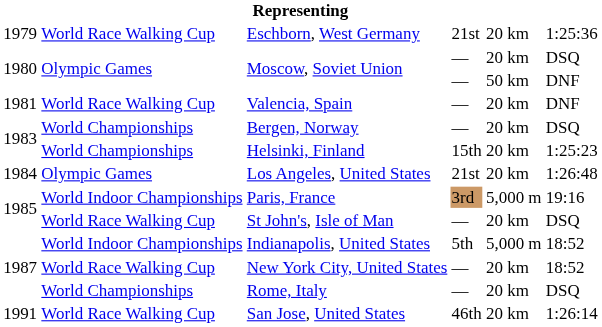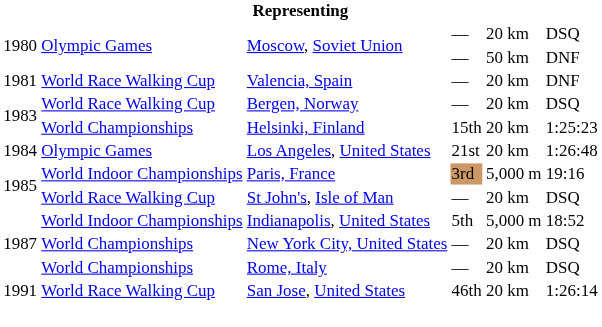- row: (20, 34)
(117, 127) World Championships -> (128, 103) World Race Walking Cup
(128, 267) World Race Walking Cup -> (117, 243) World Championships
(565, 267) 18:52 -> (563, 243) DSQ
